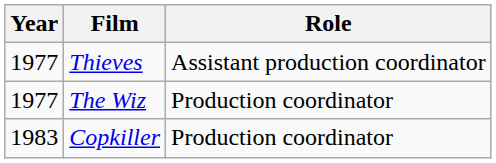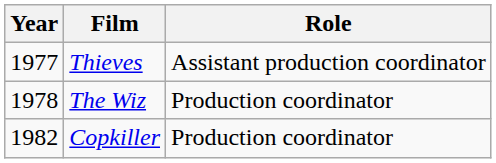(34, 99) 1977 -> (34, 99) 1978
(34, 137) 1983 -> (34, 137) 1982
